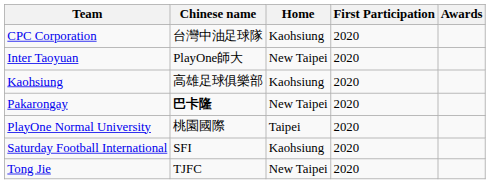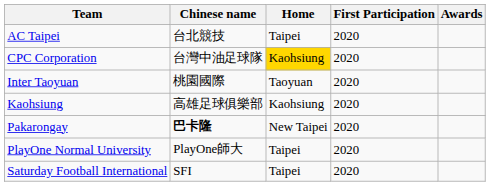+ row: (34, 36)
(296, 36) no background -> (296, 58) gold background
(208, 58) PlayOne師大 -> (199, 81) 桃園國際
(298, 58) New Taipei -> (291, 81) Taoyuan
(199, 126) 桃園國際 -> (208, 149) PlayOne師大
(296, 148) Kaohsiung -> (285, 171) Taipei
- row: (29, 168)
